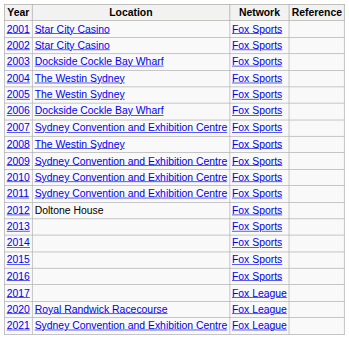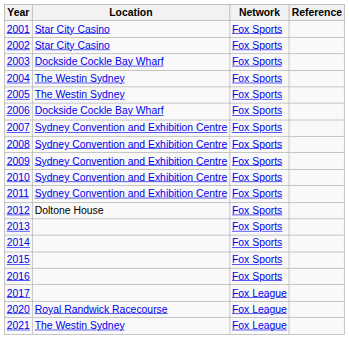(80, 144) The Westin Sydney -> (131, 144) Sydney Convention and Exhibition Centre
(131, 326) Sydney Convention and Exhibition Centre -> (80, 326) The Westin Sydney
